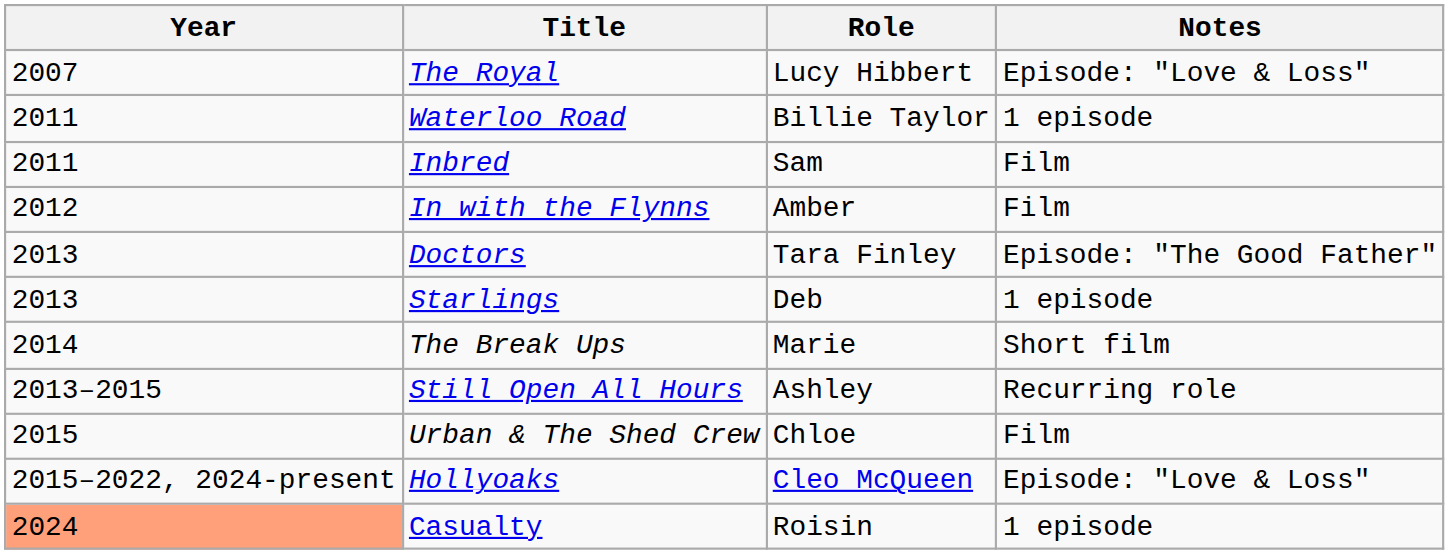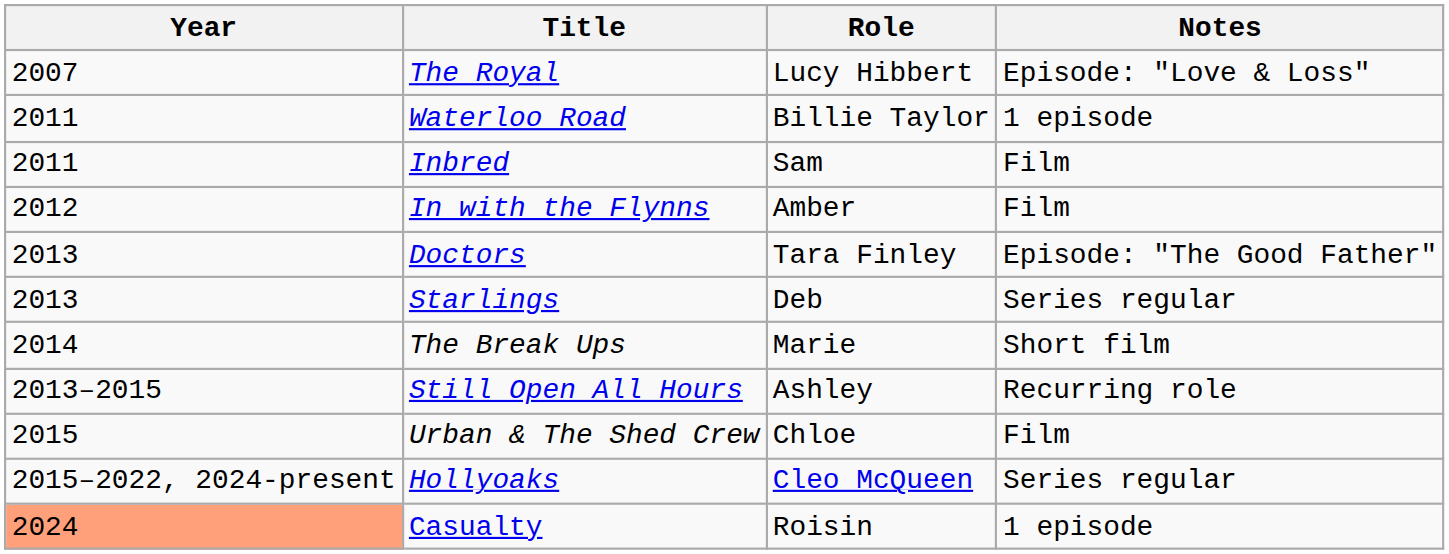(1078, 300) 1 episode -> (1120, 300) Series regular
(1187, 481) Episode: "Love & Loss" -> (1120, 481) Series regular
